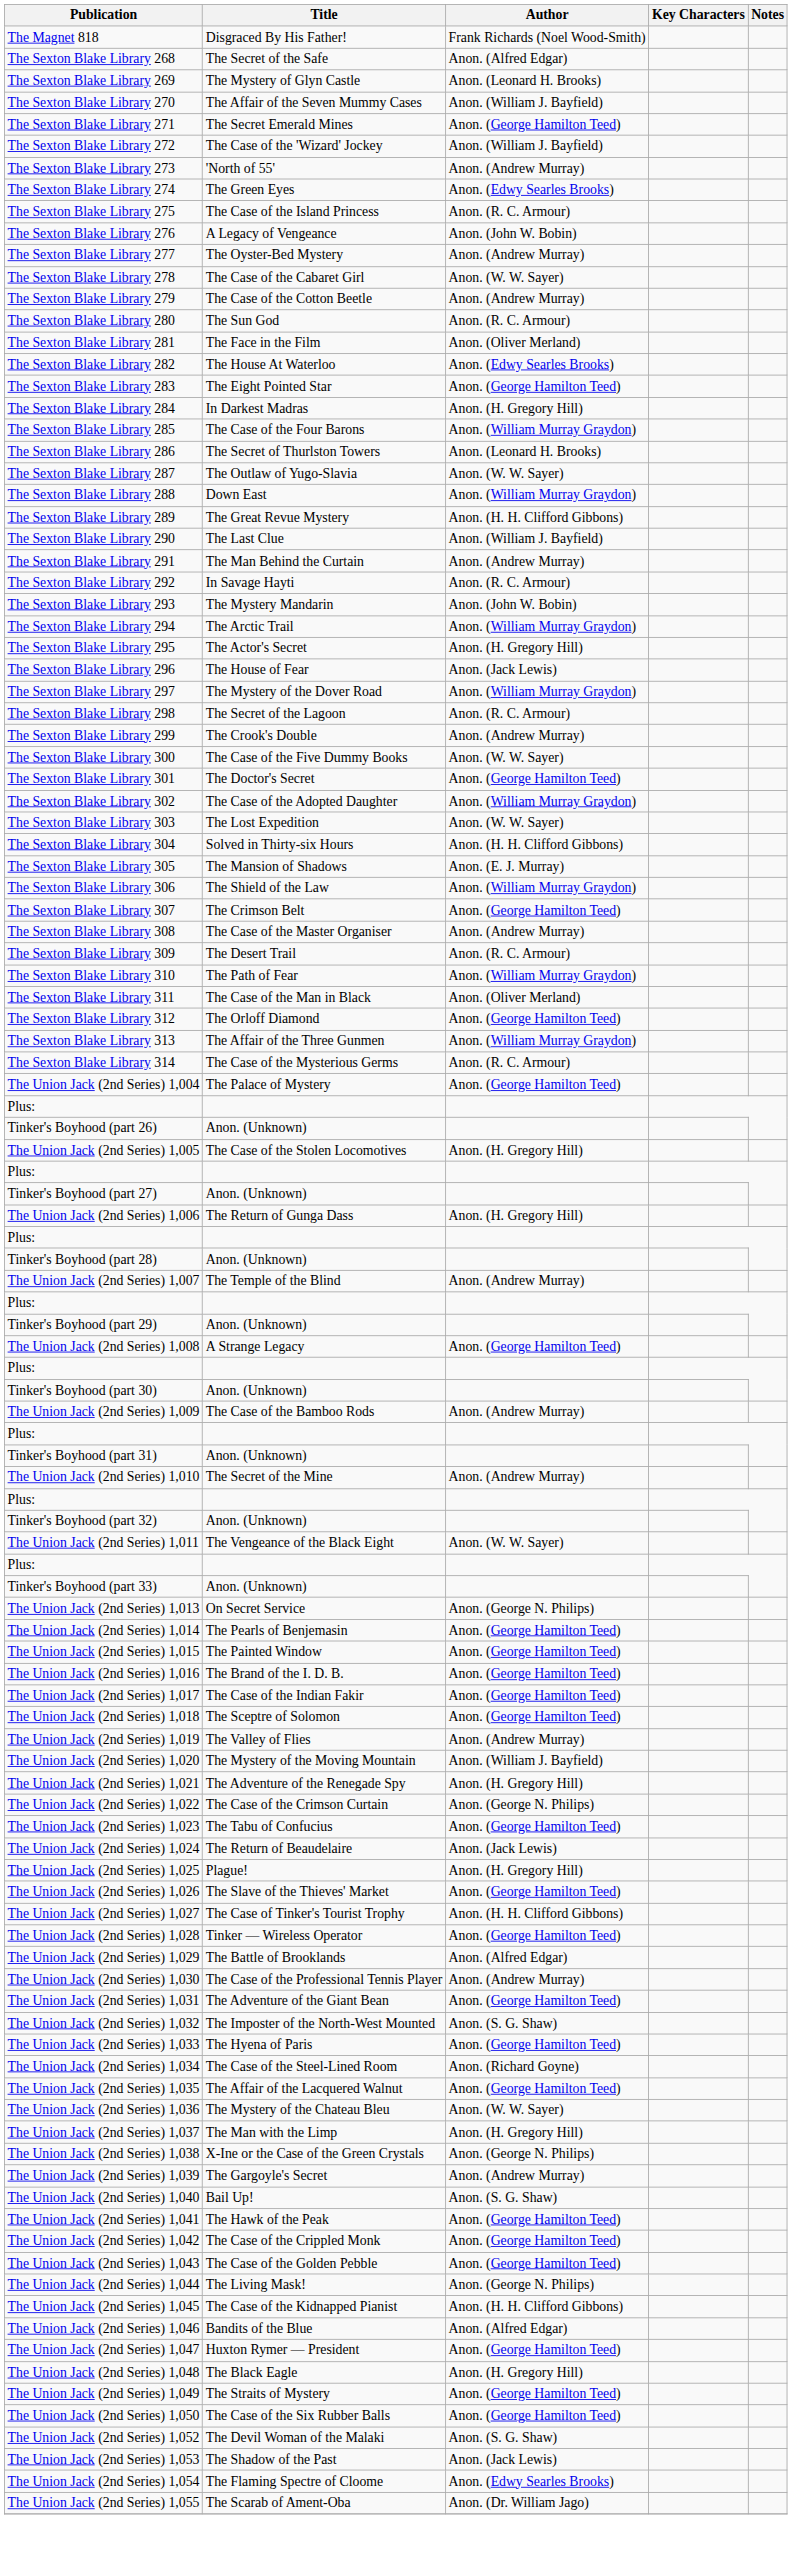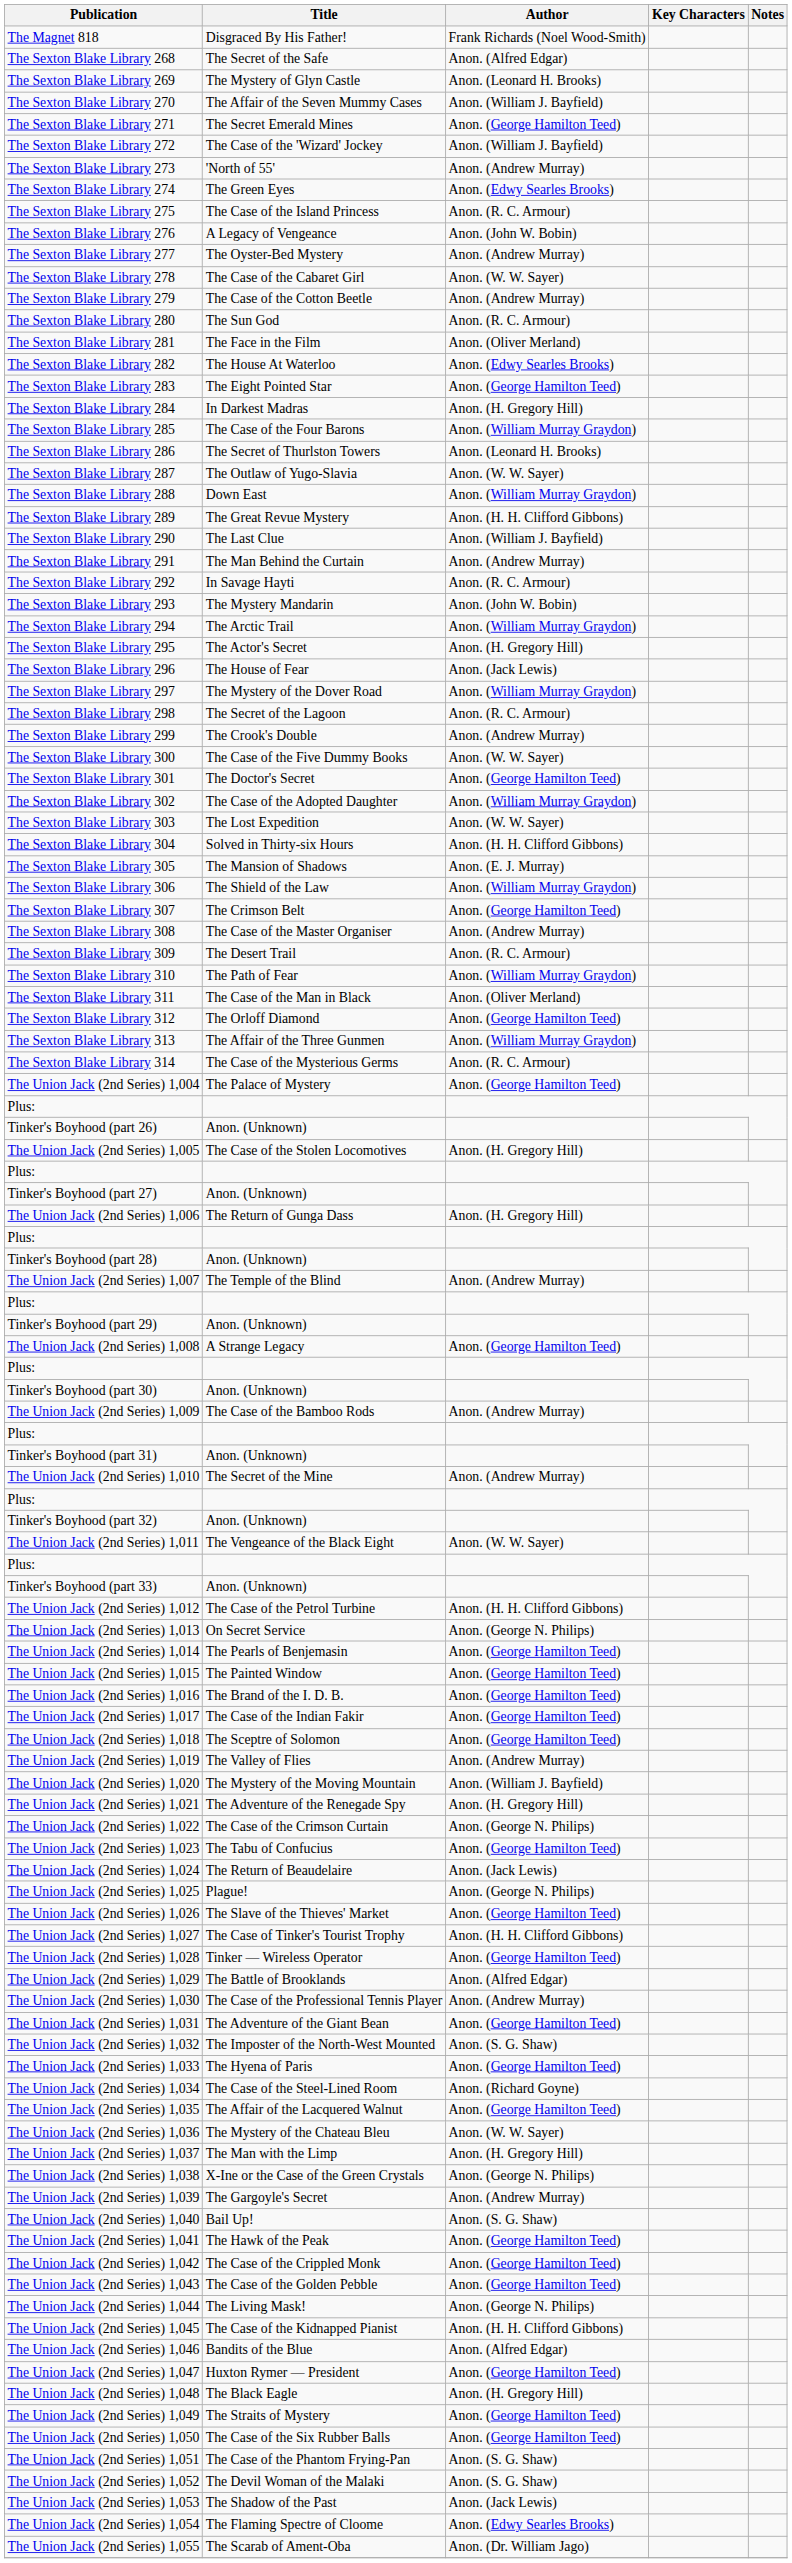+ row: (104, 1608)
(516, 1870) Anon. (H. Gregory Hill) -> (521, 1892) Anon. (George N. Philips)
+ row: (104, 2459)
